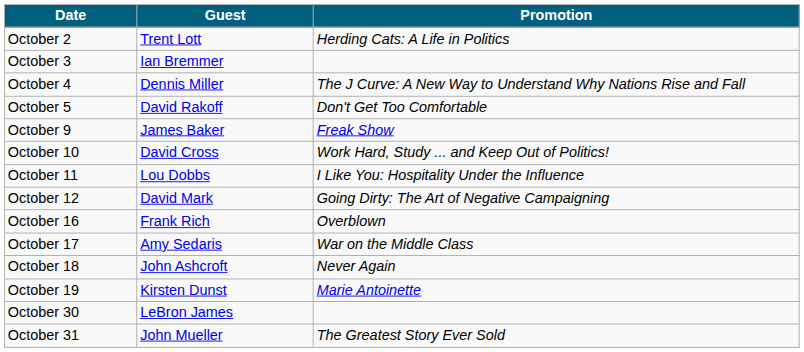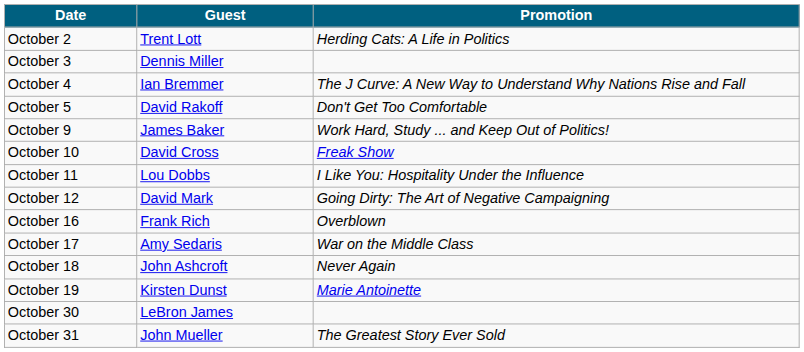(182, 61) Ian Bremmer -> (182, 61) Dennis Miller
(182, 84) Dennis Miller -> (182, 84) Ian Bremmer
(355, 130) Freak Show -> (463, 130) Work Hard, Study ... and Keep Out of Politics!
(463, 152) Work Hard, Study ... and Keep Out of Politics! -> (355, 152) Freak Show
